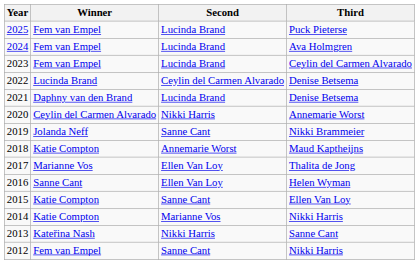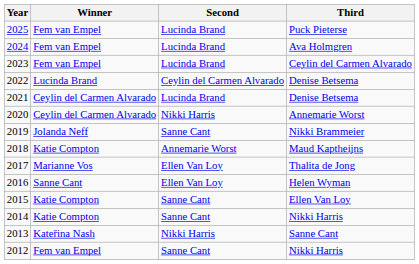(83, 98) Daphny van den Brand -> (95, 98) Ceylin del Carmen Alvarado
(191, 217) Marianne Vos -> (186, 217) Sanne Cant
